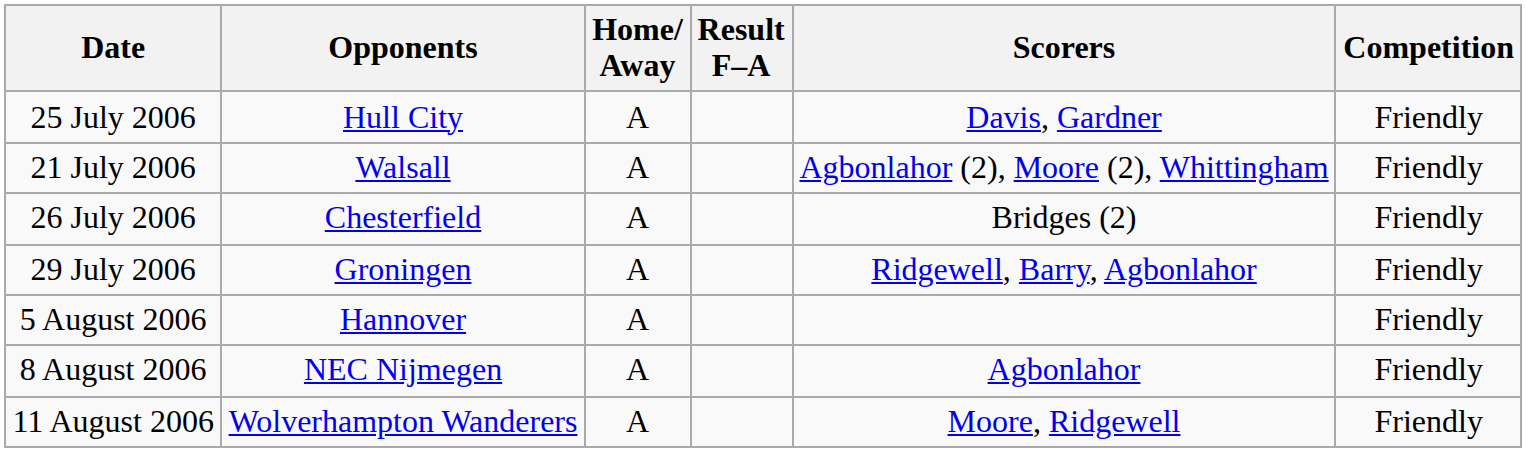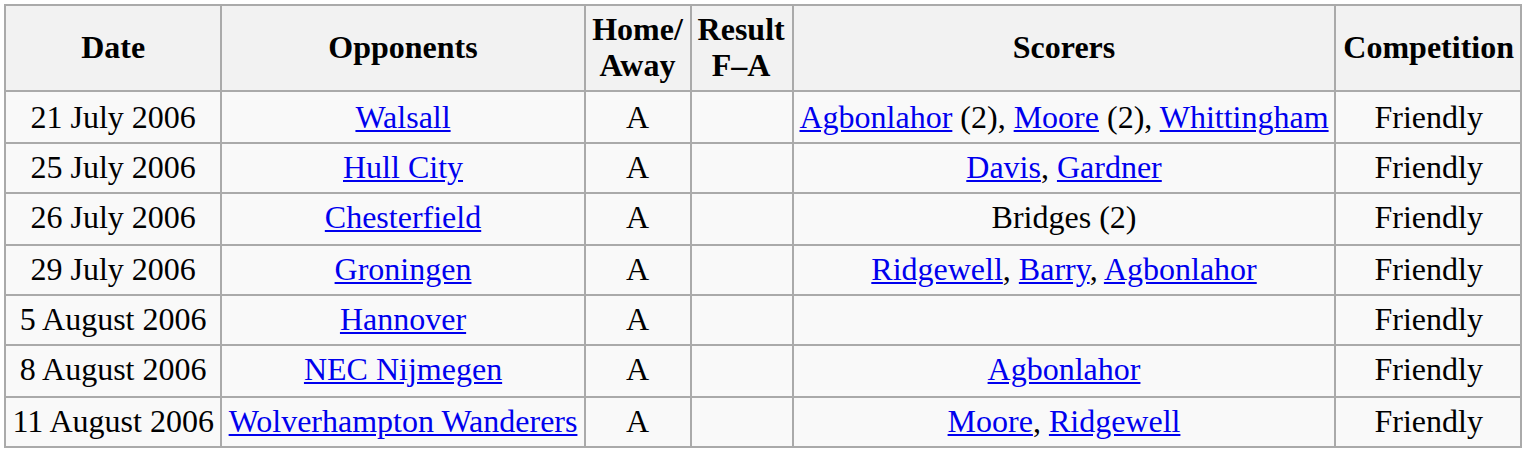rows swapped: (113, 167) <-> (113, 116)
